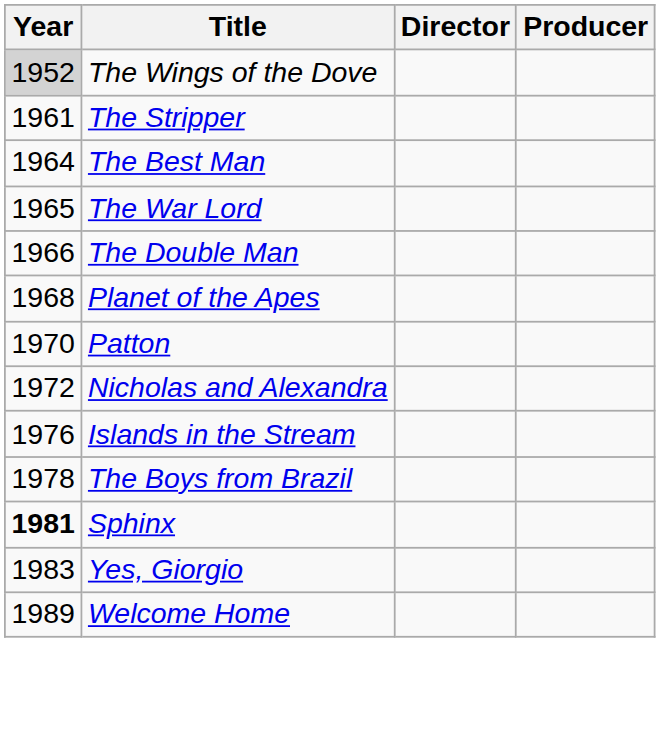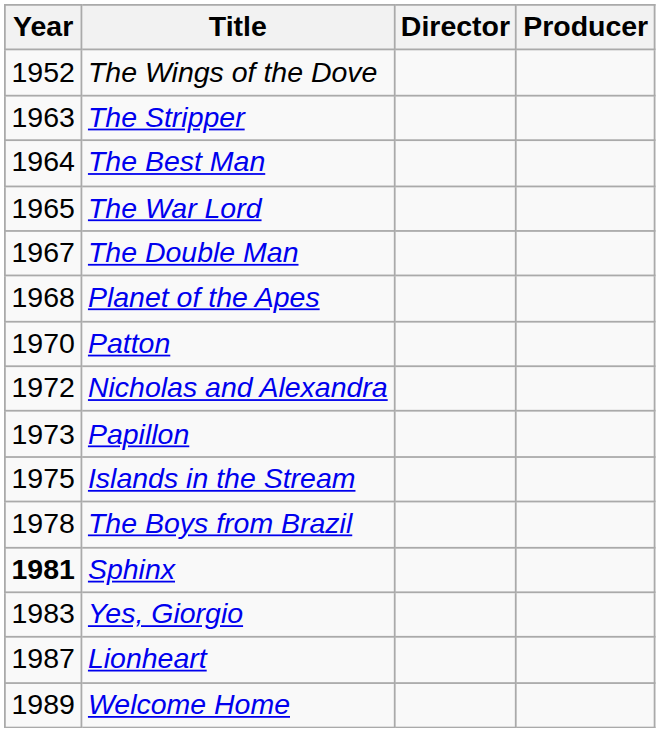(43, 72) lightgrey background -> (43, 72) no background
(43, 117) 1961 -> (43, 117) 1963
(43, 252) 1966 -> (43, 252) 1967
+ row: (139, 433)
(43, 433) 1976 -> (43, 478) 1975
+ row: (147, 659)
